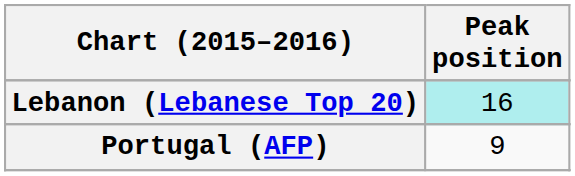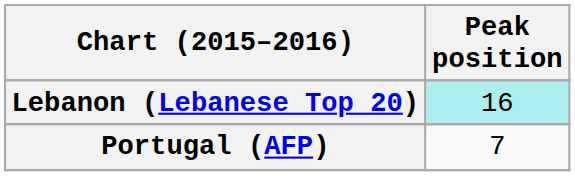(497, 147) 9 -> (497, 147) 7
